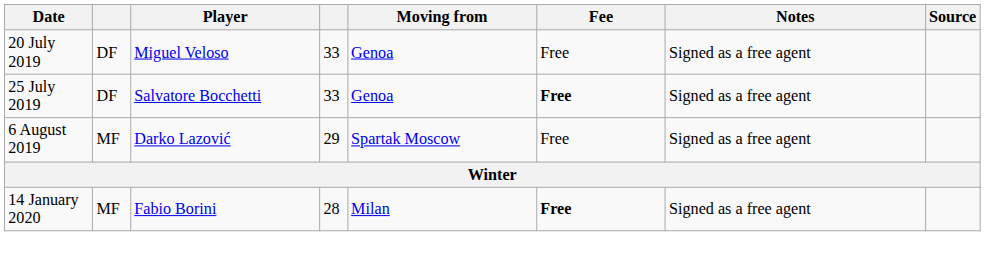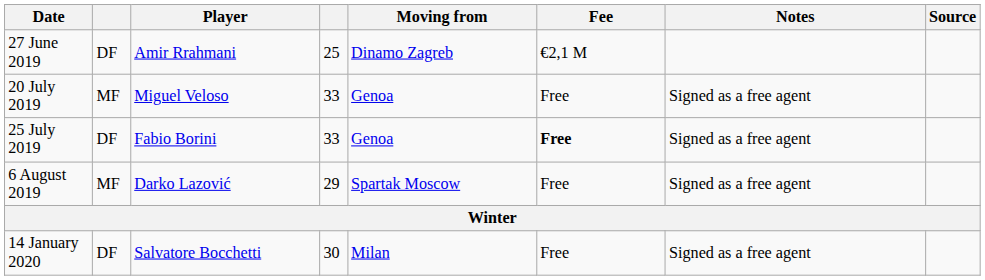+ row: (33, 52)
(107, 52) DF -> (108, 95) MF
(198, 95) Salvatore Bocchetti -> (175, 139) Fabio Borini
(108, 209) MF -> (107, 252) DF
(175, 209) Fabio Borini -> (198, 252) Salvatore Bocchetti
(332, 209) 28 -> (332, 252) 30
(556, 209) bold -> (555, 252) normal
